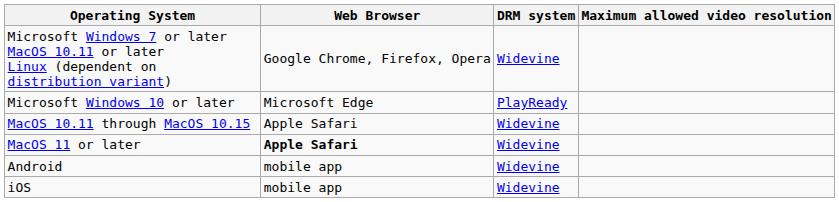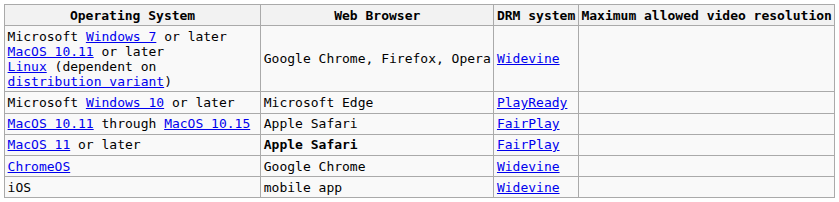(528, 124) Widevine -> (528, 124) FairPlay
(528, 145) Widevine -> (528, 145) FairPlay
+ row: (39, 166)
- row: (35, 166)
